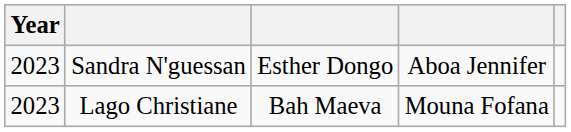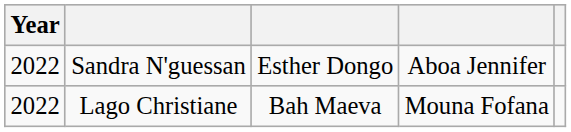(35, 65) 2023 -> (35, 65) 2022
(35, 106) 2023 -> (35, 106) 2022
